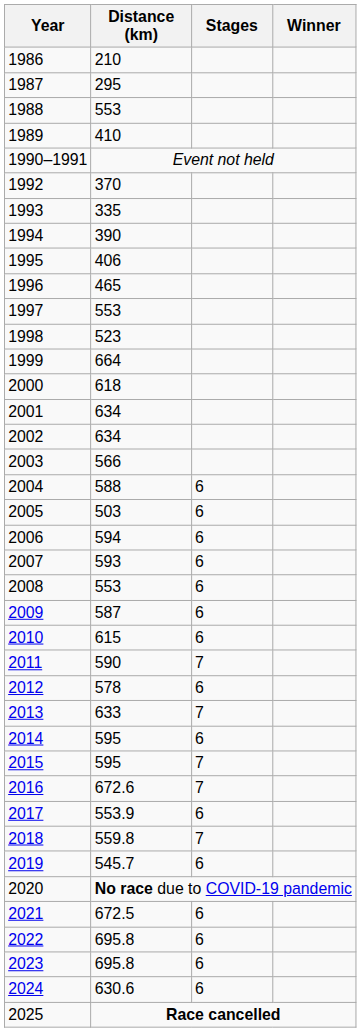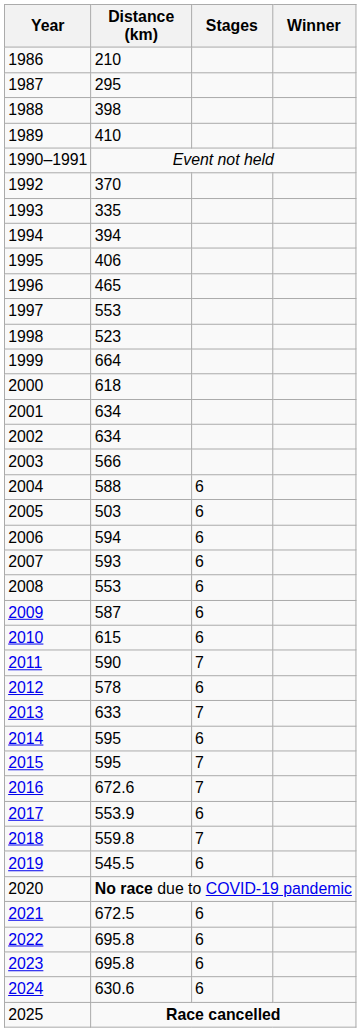(108, 110) 553 -> (108, 110) 398
(108, 235) 390 -> (108, 235) 394
(115, 863) 545.7 -> (115, 863) 545.5
